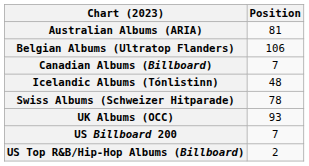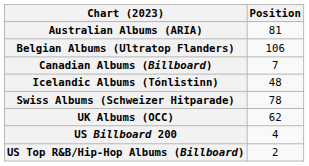(275, 117) 93 -> (275, 117) 62
(275, 135) 7 -> (275, 135) 4
